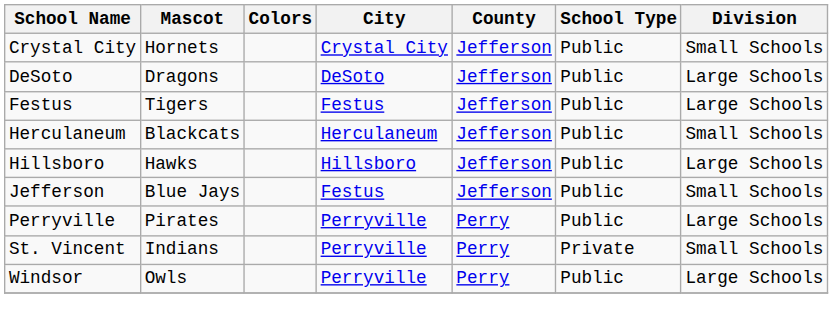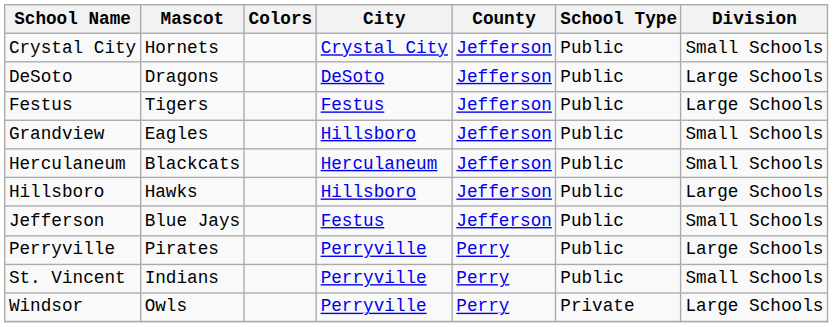+ row: (57, 134)
(597, 250) Private -> (592, 278) Public
(592, 278) Public -> (597, 307) Private
